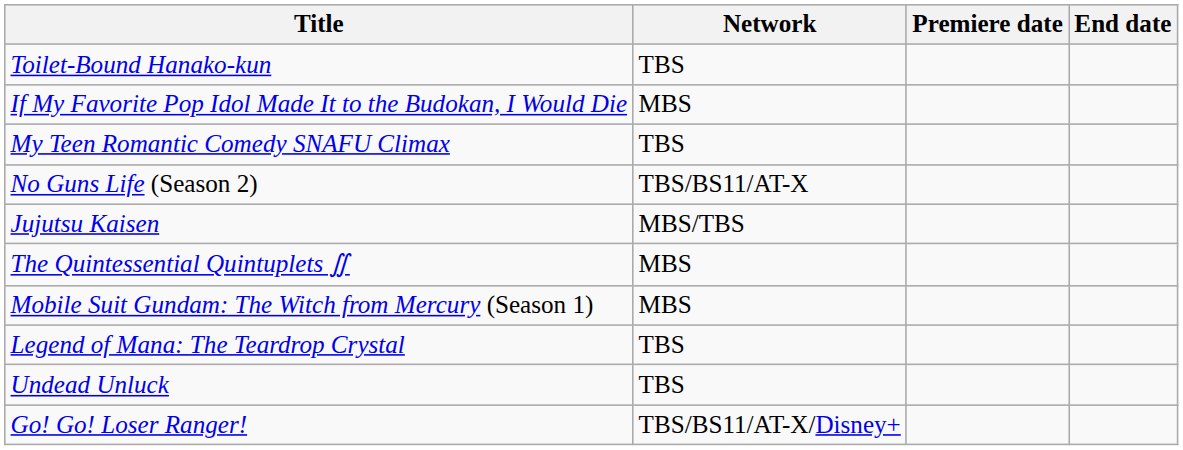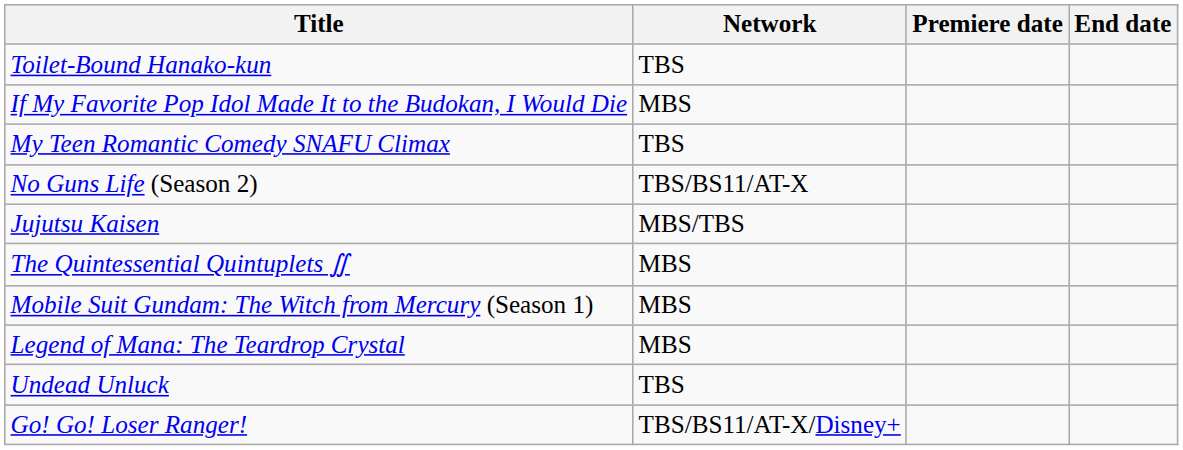(662, 344) TBS -> (665, 344) MBS
